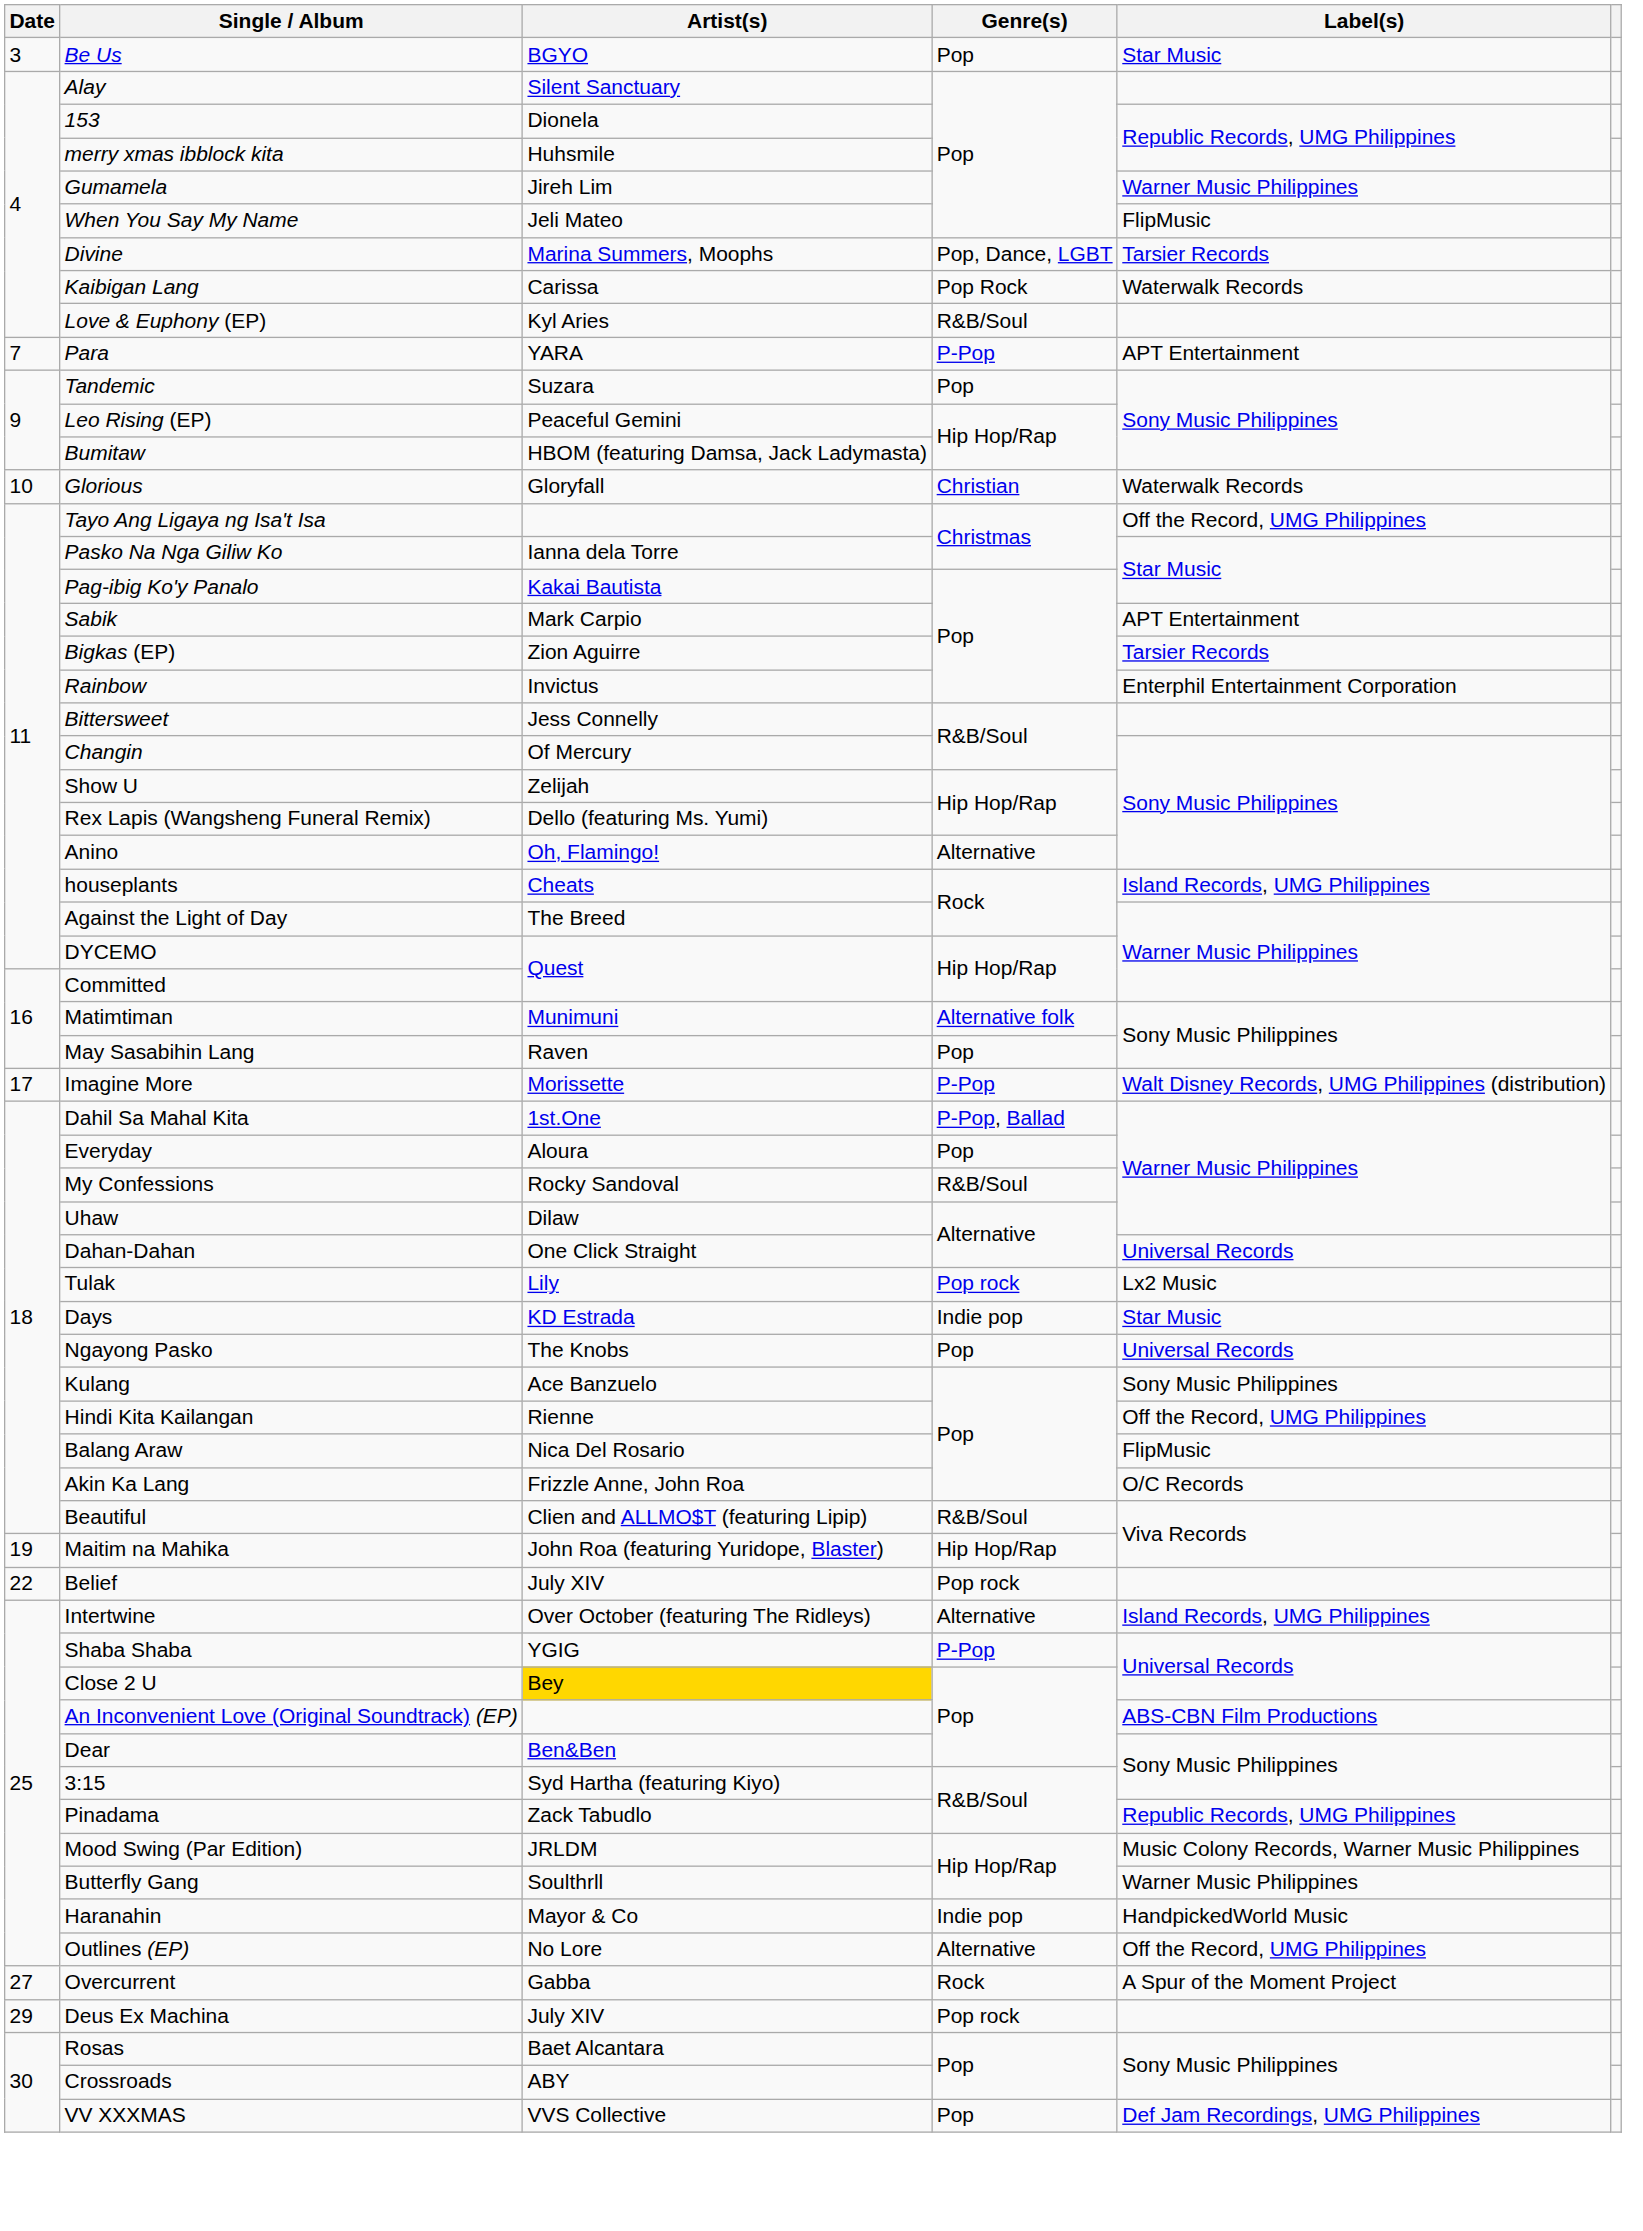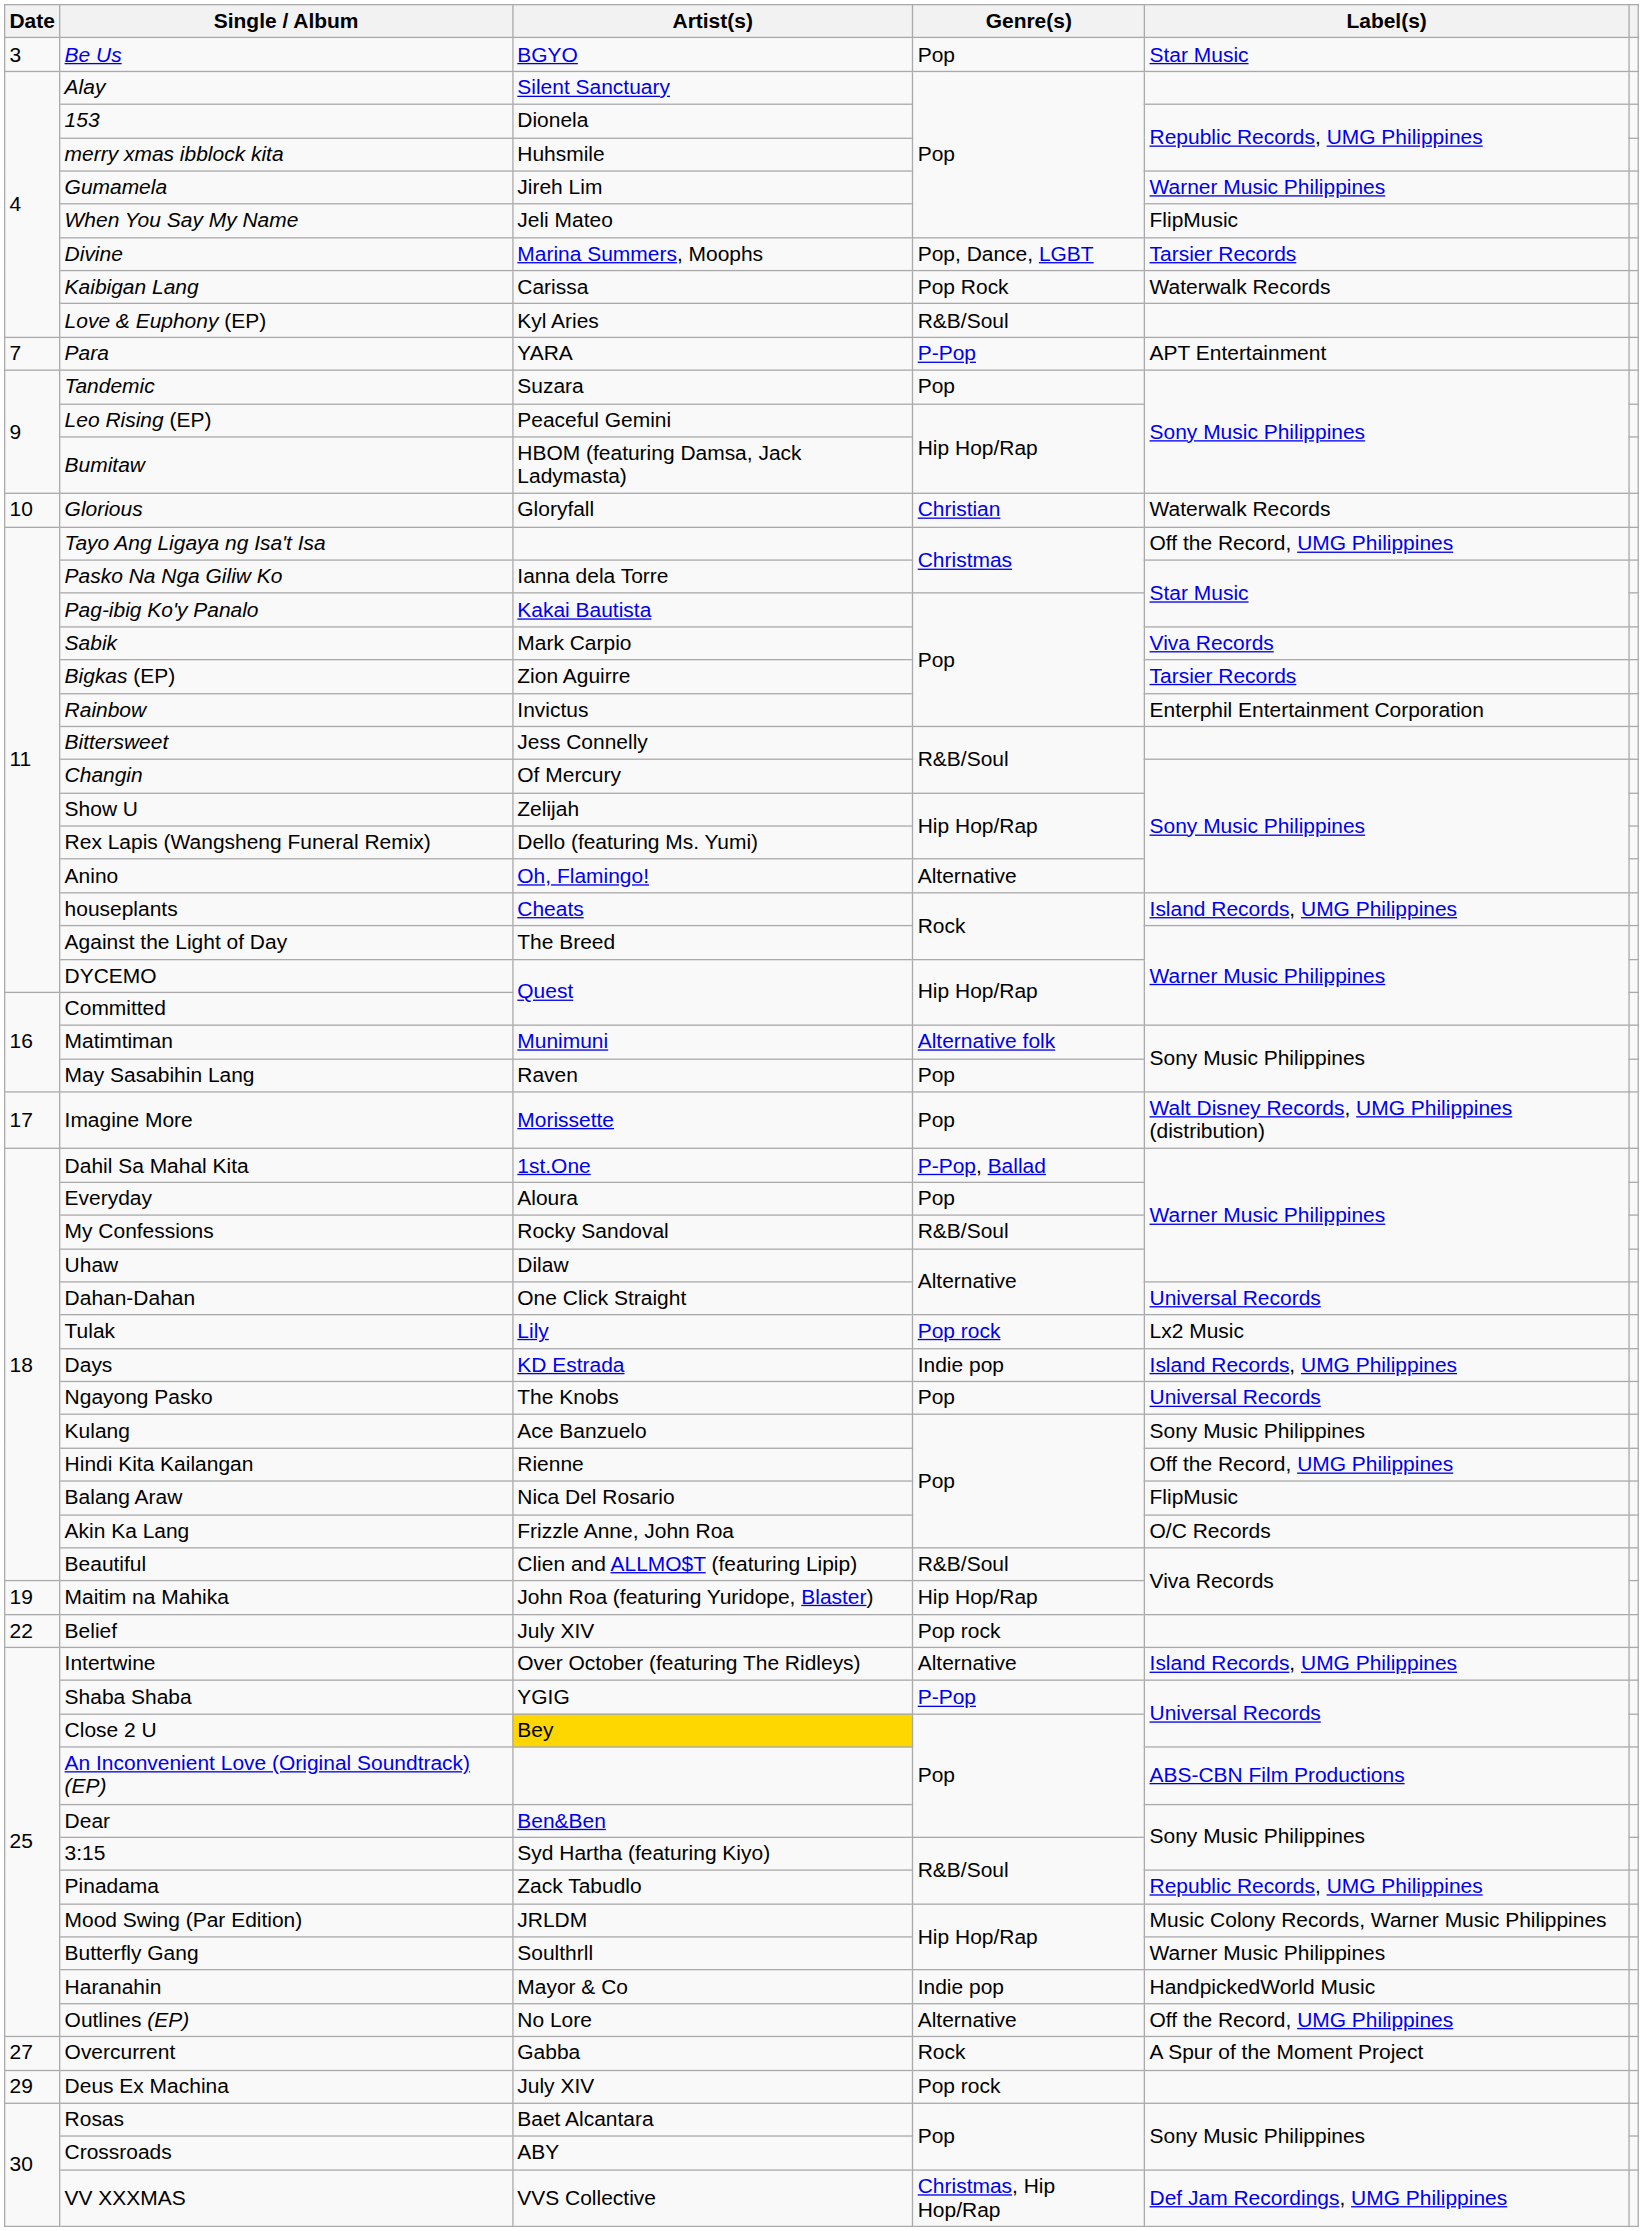(1211, 619) APT Entertainment -> (1212, 643) Viva Records
(966, 1084) P-Pop -> (936, 1120) Pop
(1172, 1317) Star Music -> (1303, 1364) Island Records, UMG Philippines
(955, 2115) Pop -> (986, 2197) Christmas, Hip Hop/Rap
